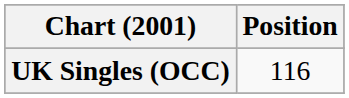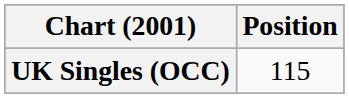(290, 70) 116 -> (290, 70) 115
